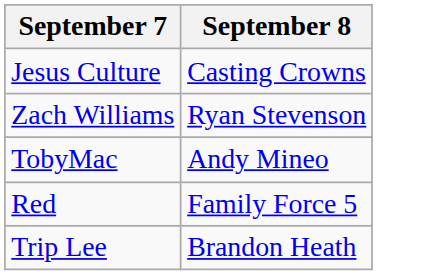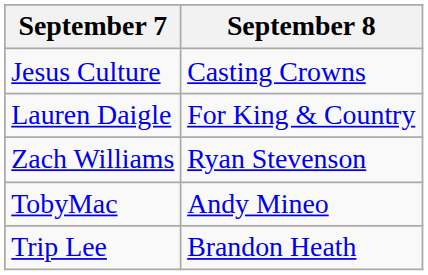+ row: (91, 114)
- row: (34, 203)
